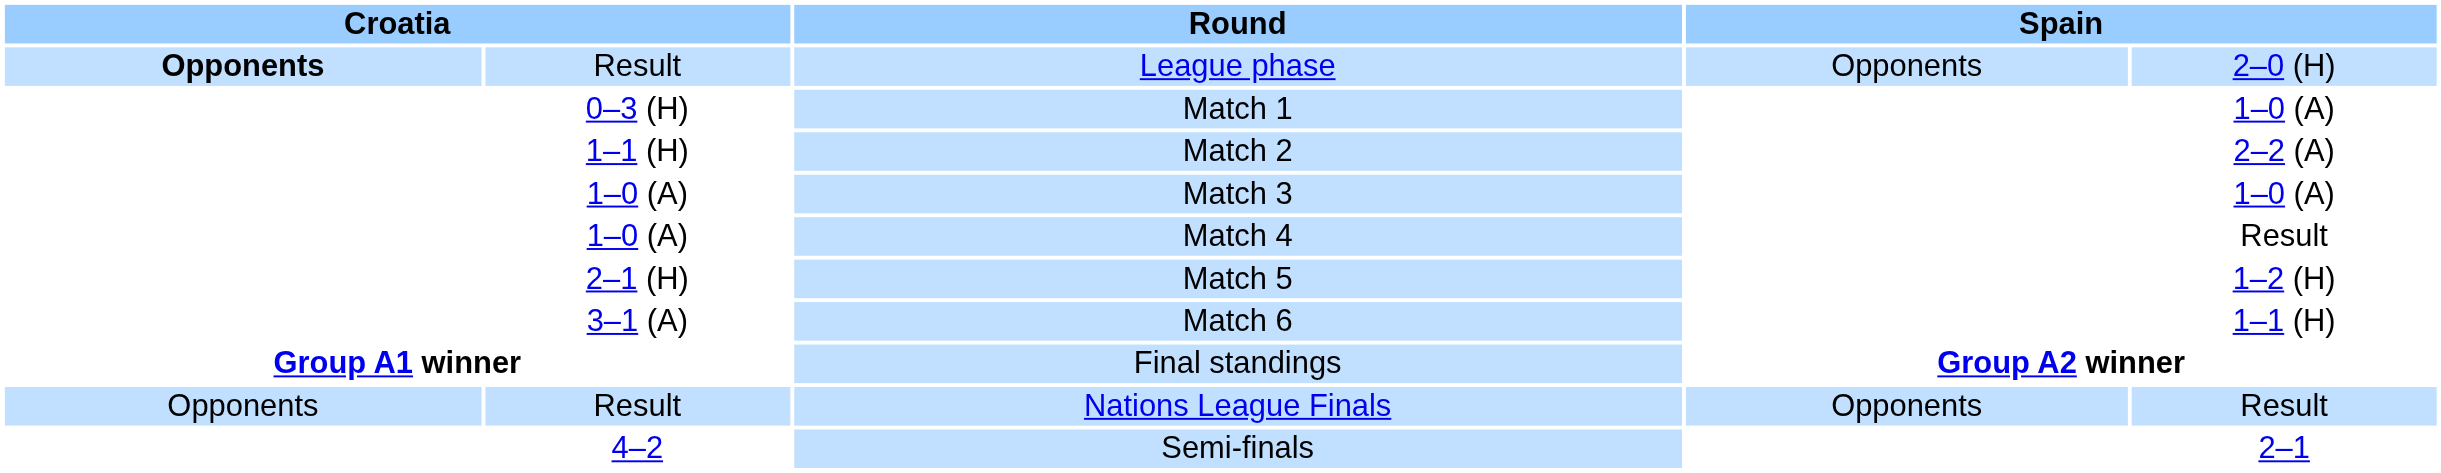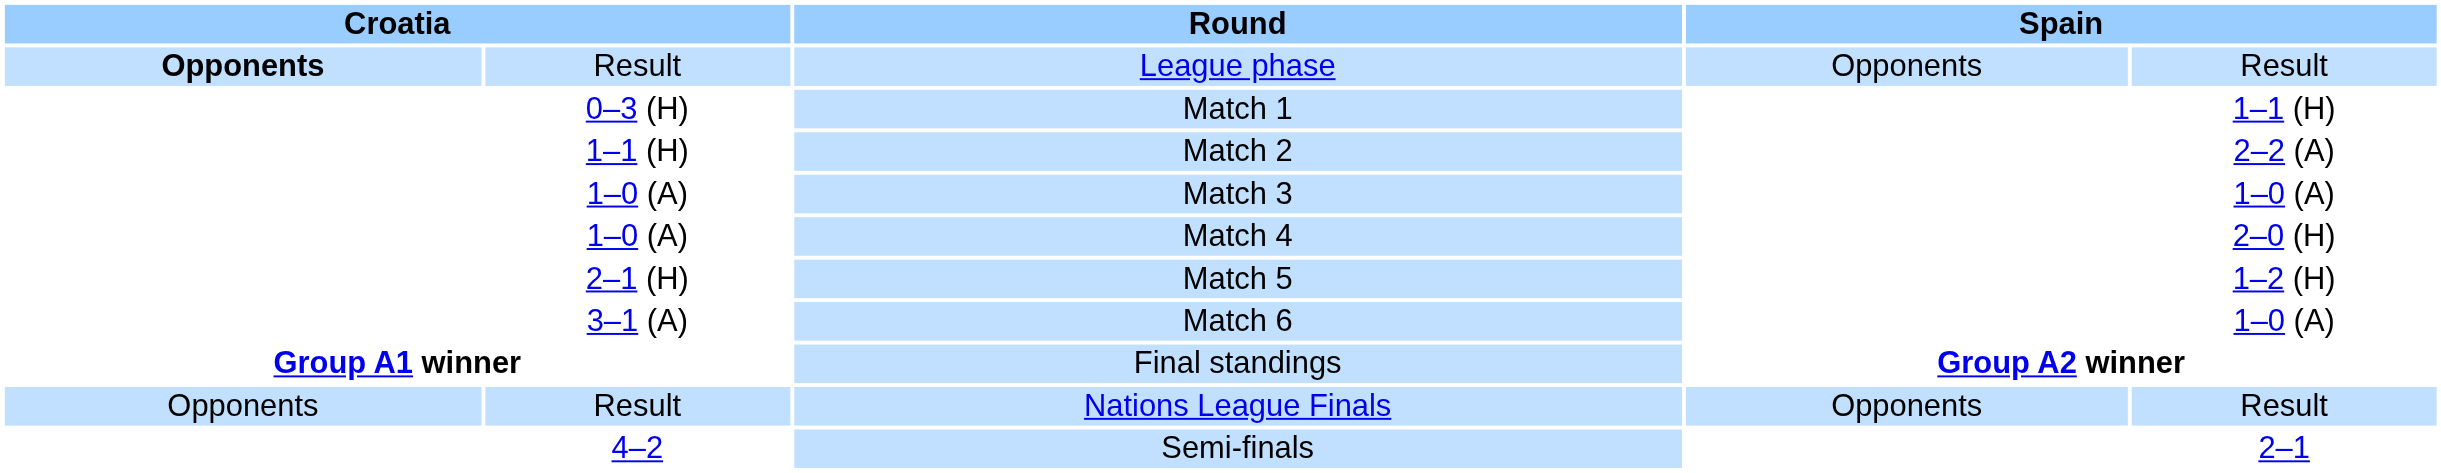(2284, 66) 2–0 (H) -> (2284, 66) Result
(2284, 108) 1–0 (A) -> (2284, 108) 1–1 (H)
(2284, 235) Result -> (2284, 235) 2–0 (H)
(2284, 320) 1–1 (H) -> (2284, 320) 1–0 (A)
